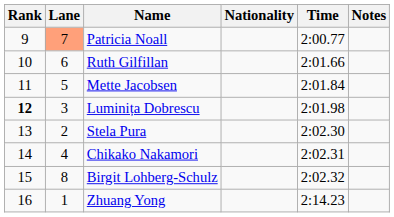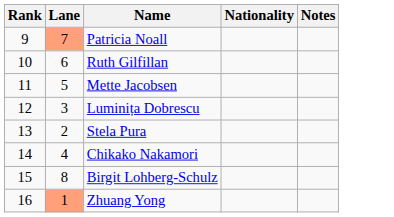- column: (323, 16)
(25, 108) bold -> (25, 108) normal
(64, 200) no background -> (64, 200) lightsalmon background
